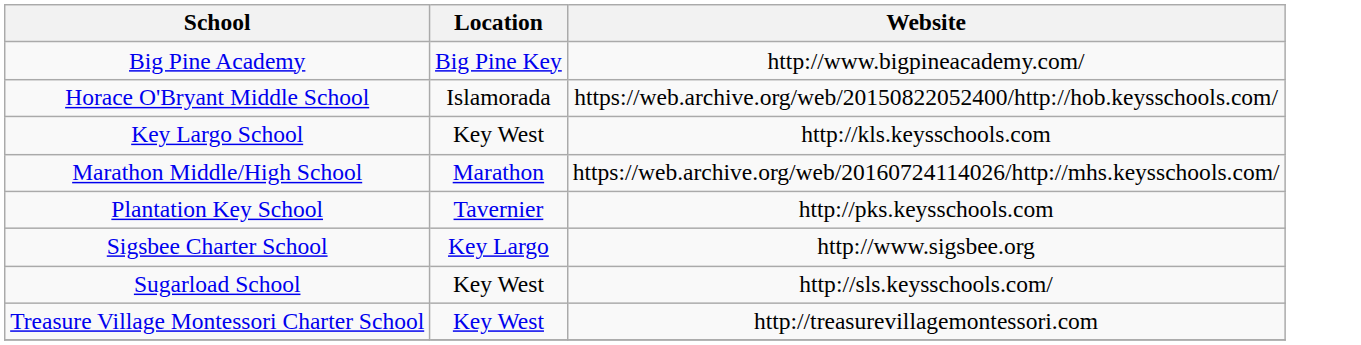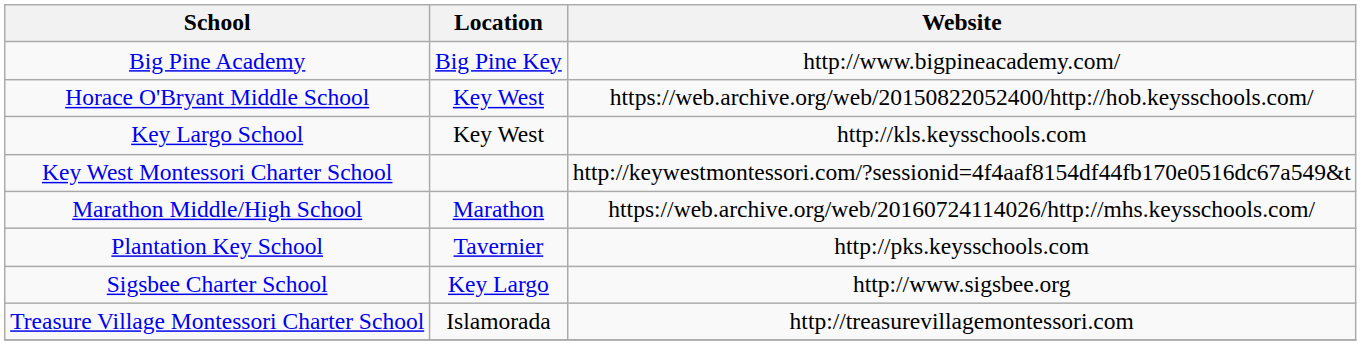(498, 97) Islamorada -> (498, 97) Key West
+ row: (217, 172)
- row: (217, 284)
(498, 321) Key West -> (498, 321) Islamorada
